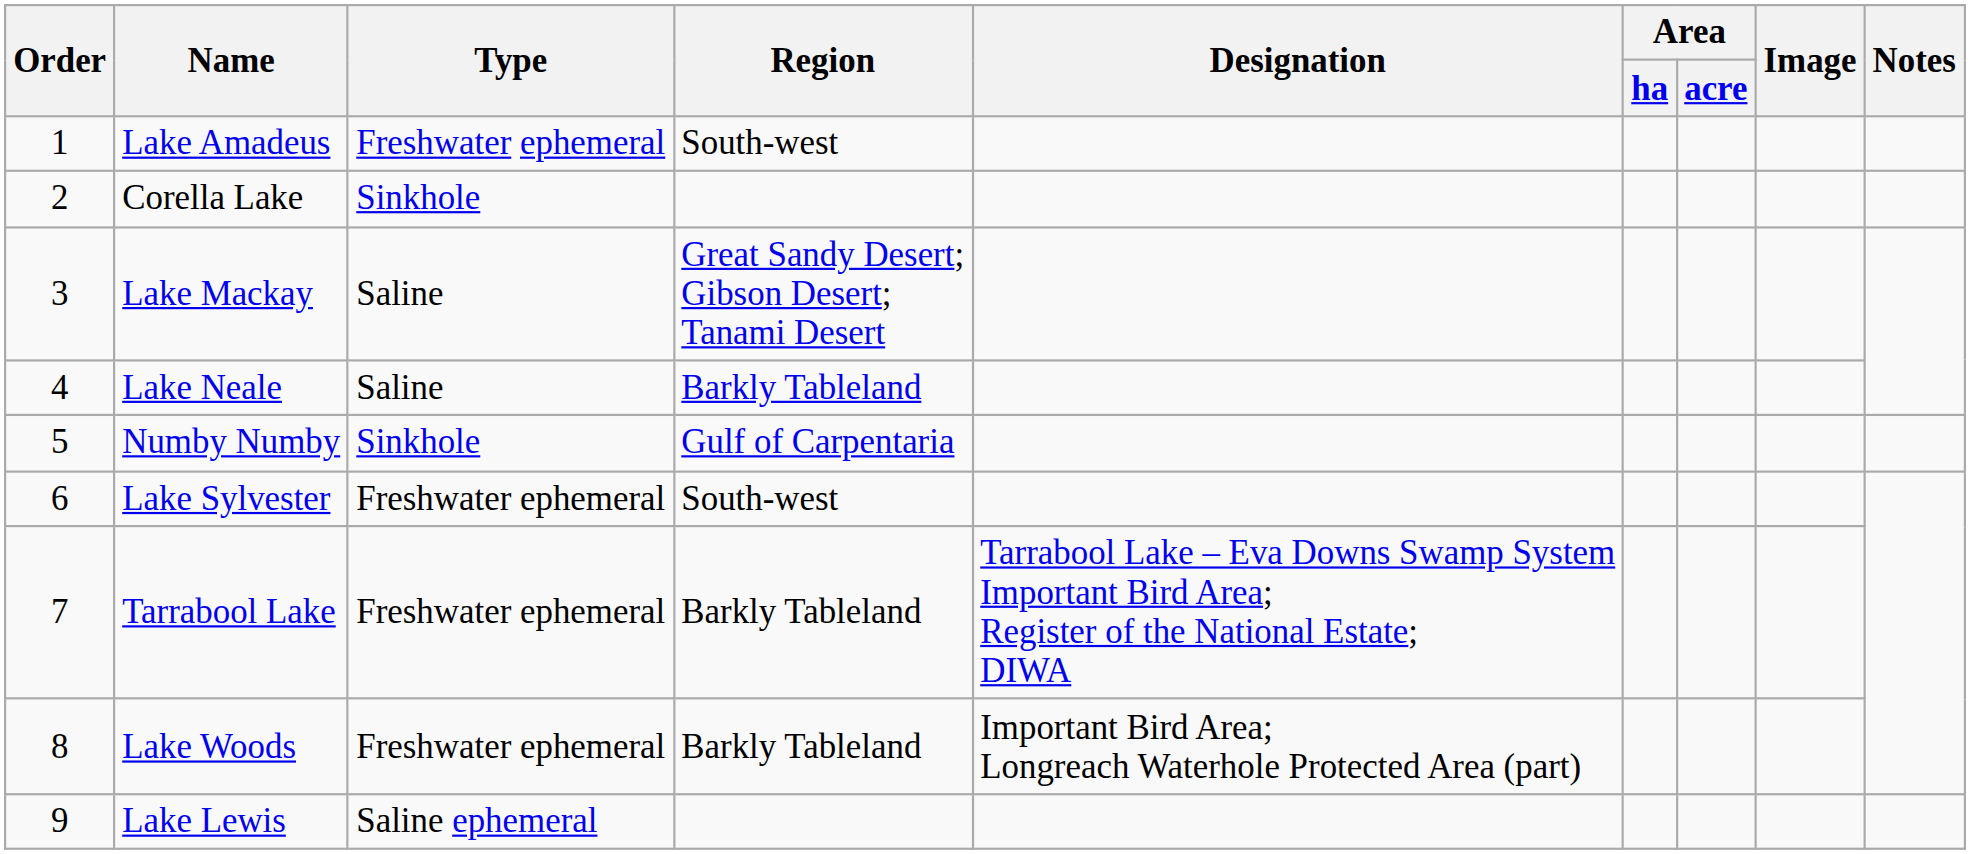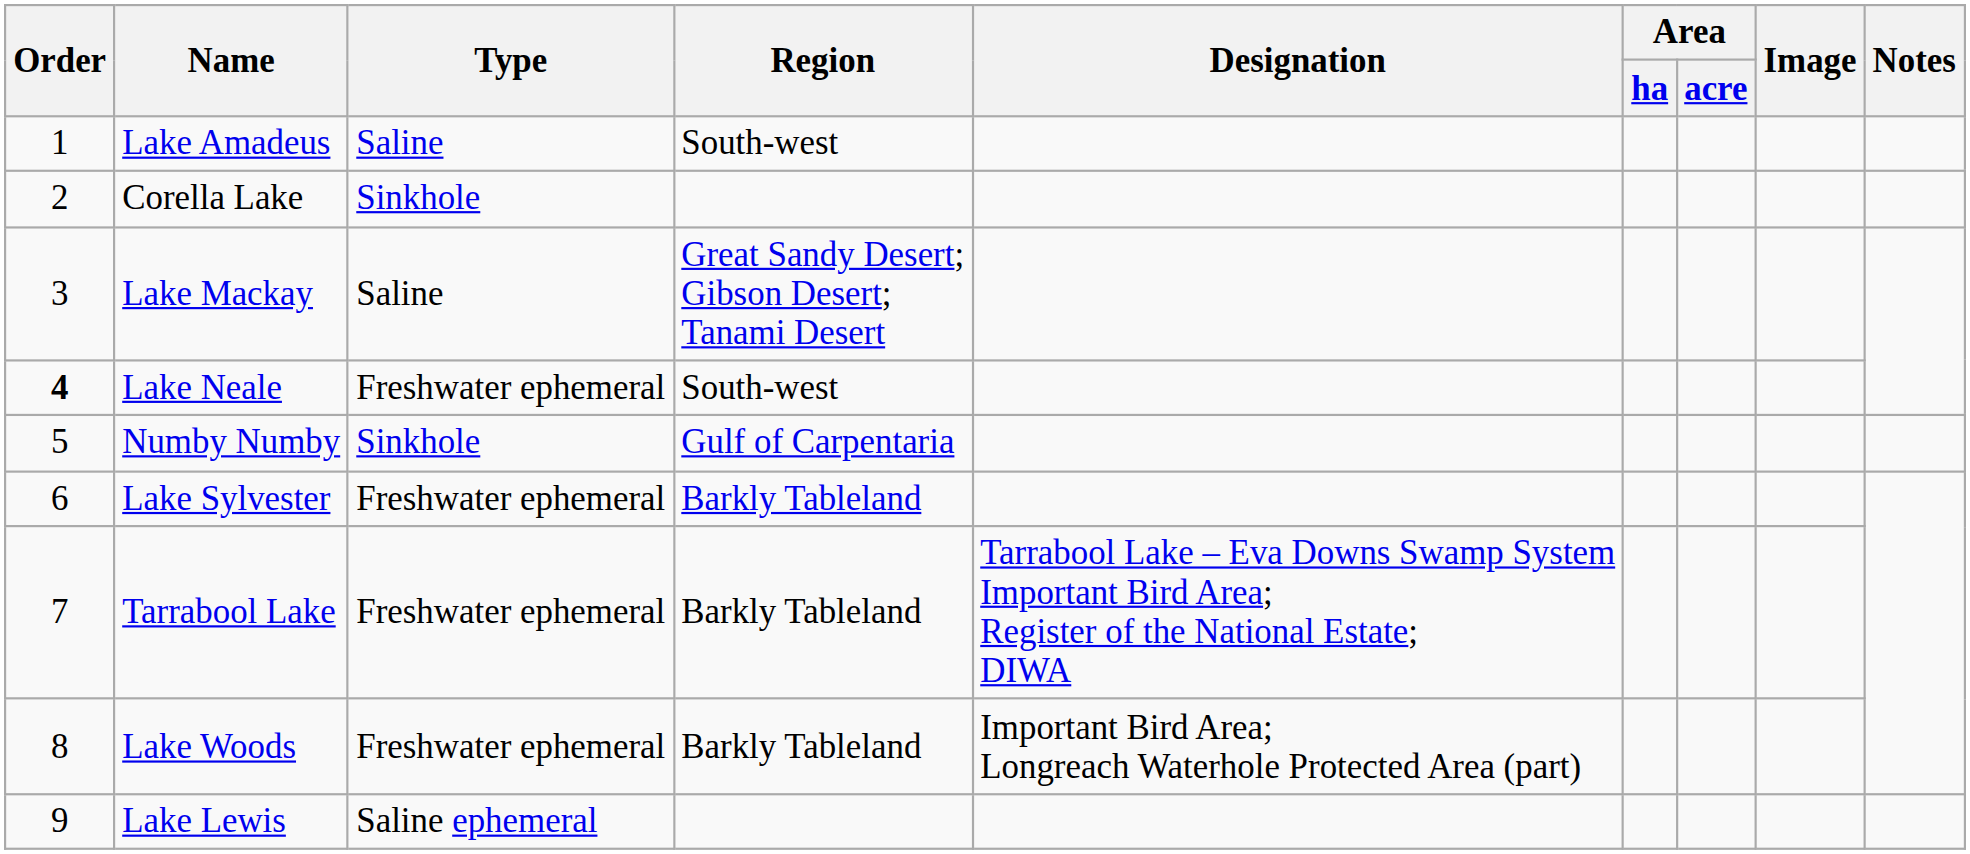(511, 142) Freshwater ephemeral -> (400, 142) Saline
(60, 387) normal -> (60, 387) bold
(400, 387) Saline -> (511, 387) Freshwater ephemeral
(801, 387) Barkly Tableland -> (760, 387) South-west
(760, 497) South-west -> (801, 497) Barkly Tableland
